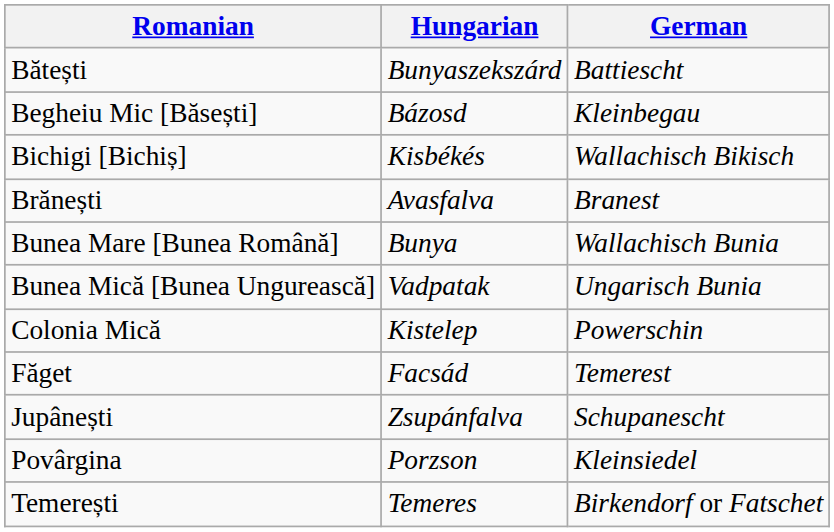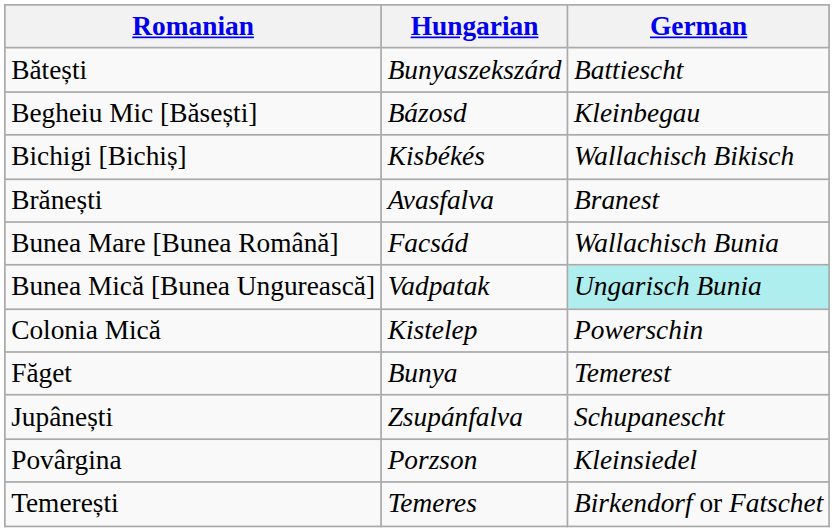(423, 243) Bunya -> (428, 243) Facsád
(668, 286) no background -> (668, 286) paleturquoise background
(428, 373) Facsád -> (423, 373) Bunya
